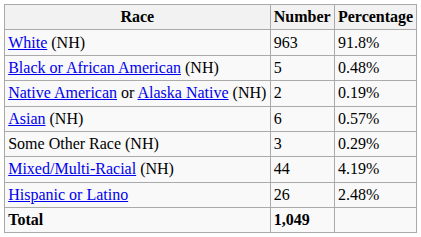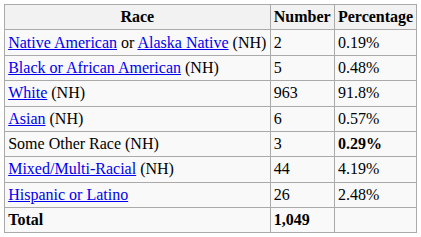rows swapped: (47, 42) <-> (137, 93)
(359, 144) normal -> (360, 144) bold
